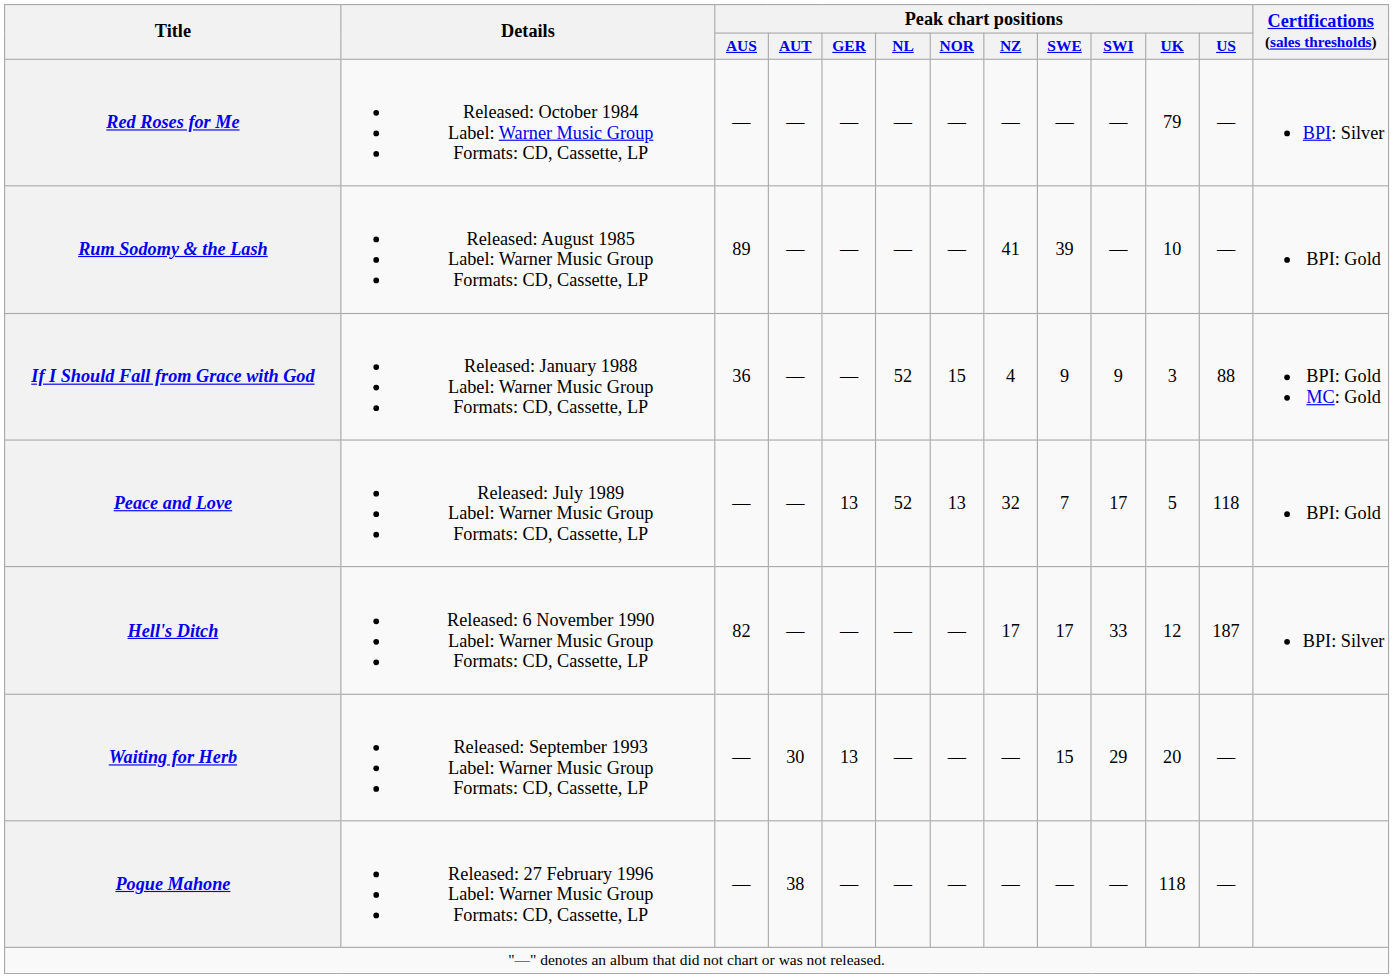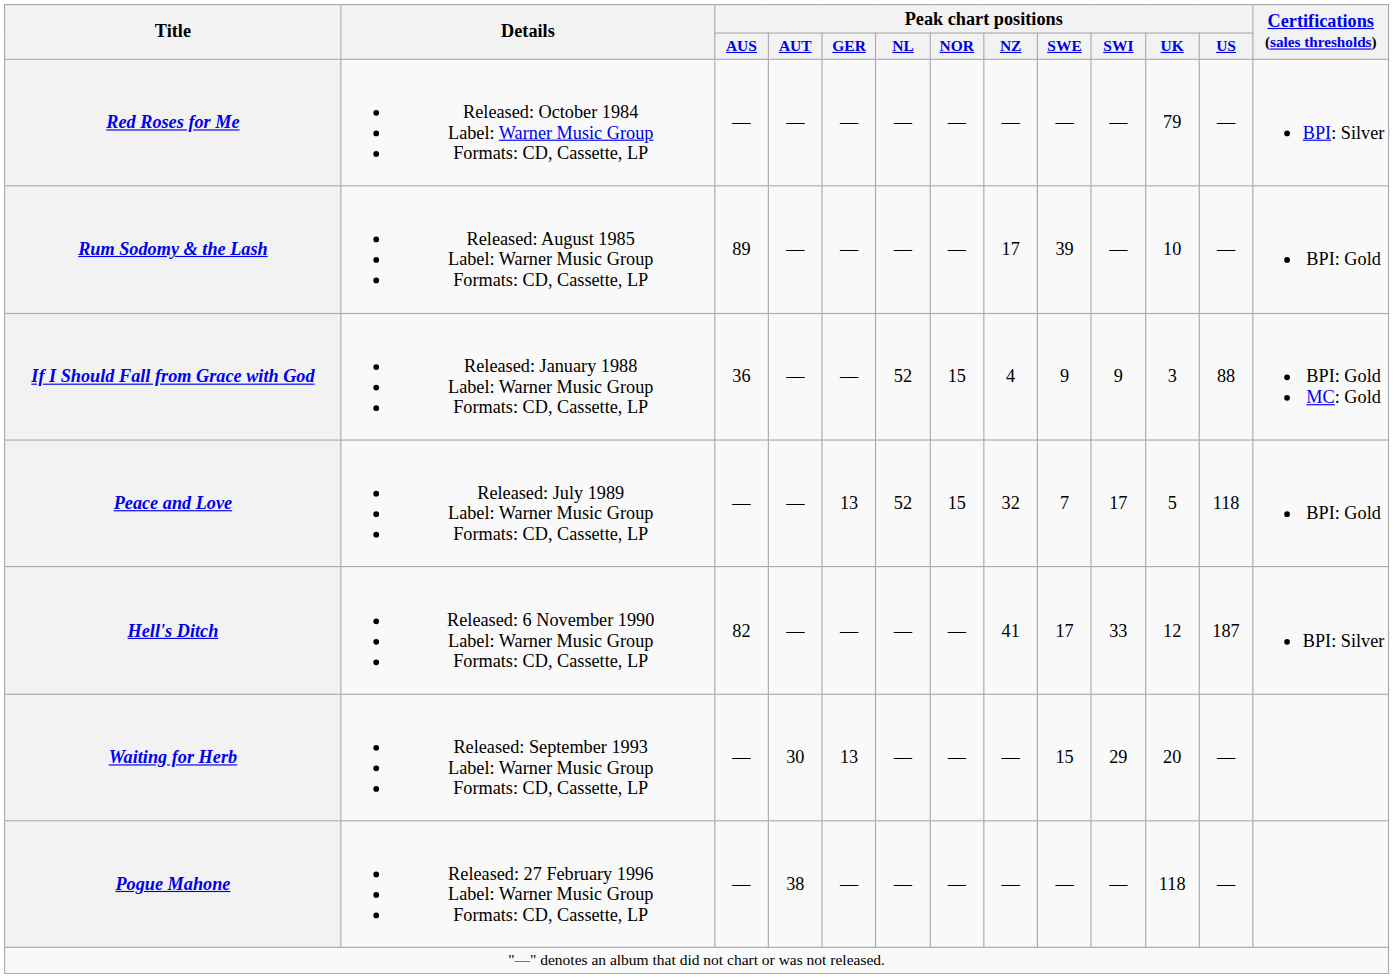(1011, 249) 41 -> (1011, 249) 17
(957, 503) 13 -> (957, 503) 15
(1011, 630) 17 -> (1011, 630) 41
